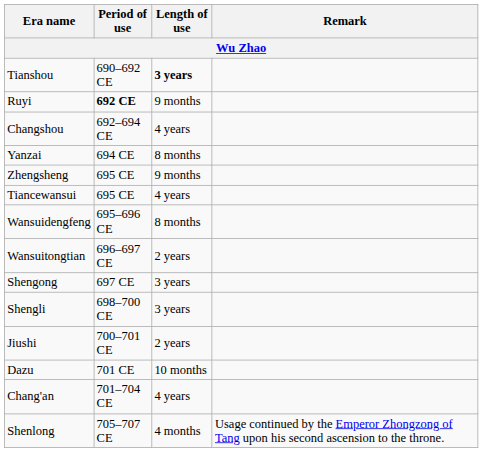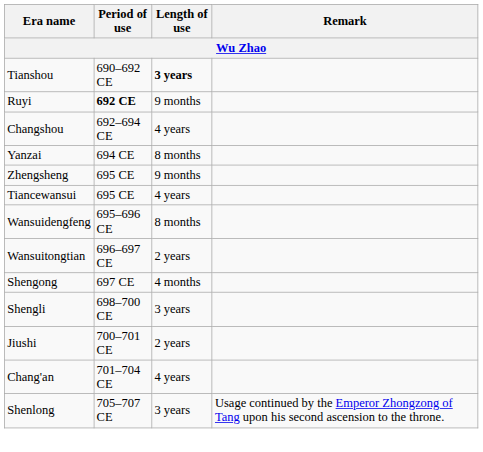(172, 282) 3 years -> (177, 282) 4 months
- row: (20, 369)
(177, 430) 4 months -> (172, 410) 3 years
